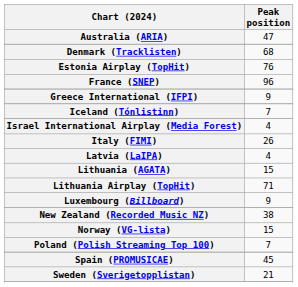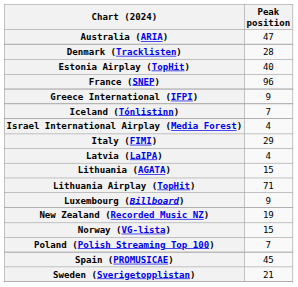(268, 52) 68 -> (268, 52) 28
(268, 67) 76 -> (268, 67) 40
(268, 141) 26 -> (268, 141) 29
(268, 215) 38 -> (268, 215) 19
